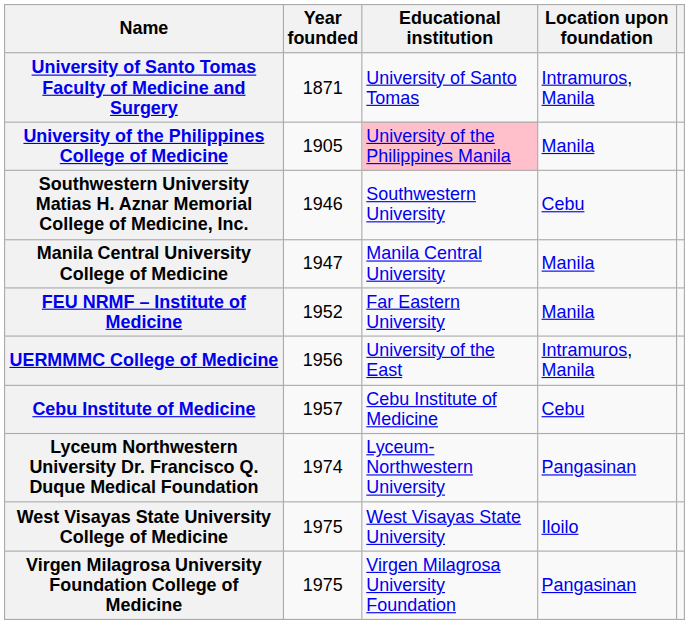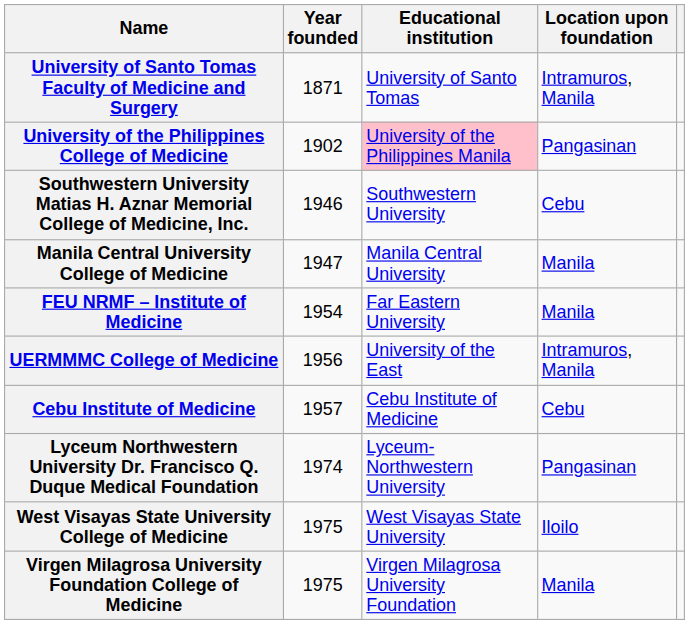(323, 146) 1905 -> (323, 146) 1902
(568, 146) Manila -> (589, 146) Pangasinan
(323, 312) 1952 -> (323, 312) 1954
(589, 585) Pangasinan -> (568, 585) Manila
